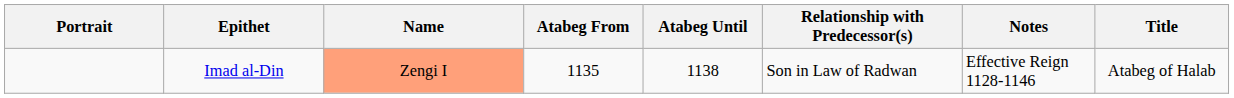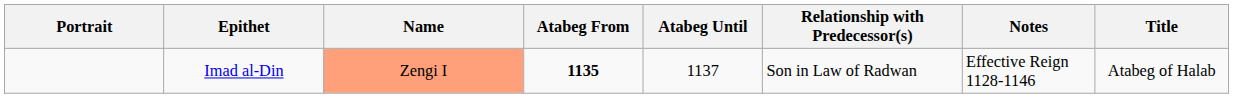(583, 70) normal -> (583, 70) bold
(703, 70) 1138 -> (703, 70) 1137
